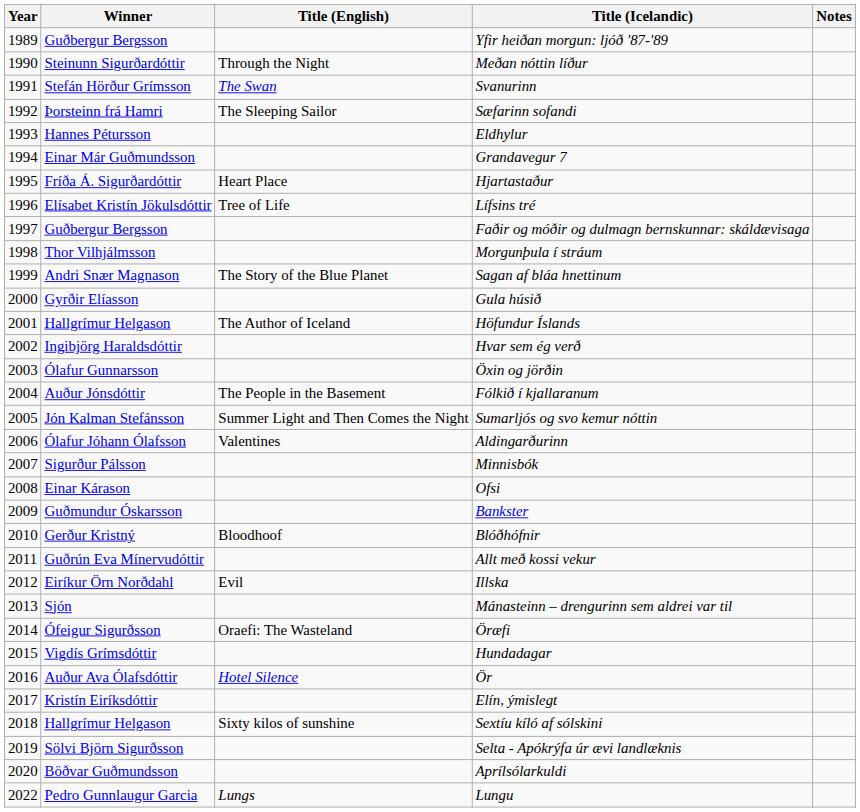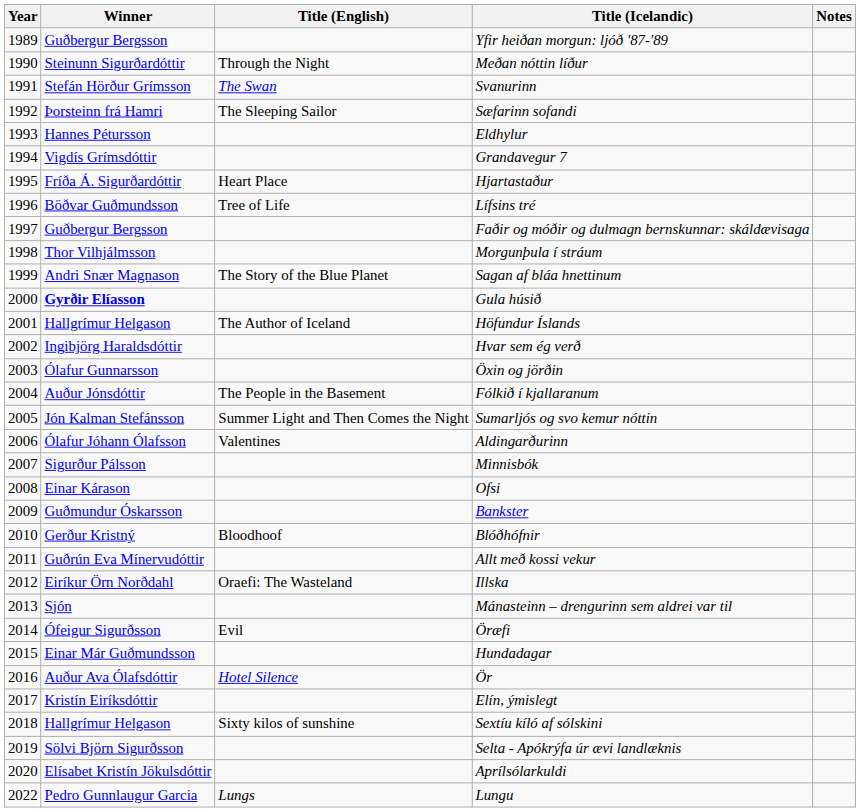(120, 157) Einar Már Guðmundsson -> (100, 157) Vigdís Grímsdóttir
(128, 205) Elísabet Kristín Jökulsdóttir -> (111, 205) Böðvar Guðmundsson
(91, 299) normal -> (95, 299) bold
(231, 582) Evil -> (285, 582) Oraefi: The Wasteland
(285, 629) Oraefi: The Wasteland -> (231, 629) Evil
(100, 653) Vigdís Grímsdóttir -> (120, 653) Einar Már Guðmundsson
(111, 771) Böðvar Guðmundsson -> (128, 771) Elísabet Kristín Jökulsdóttir
